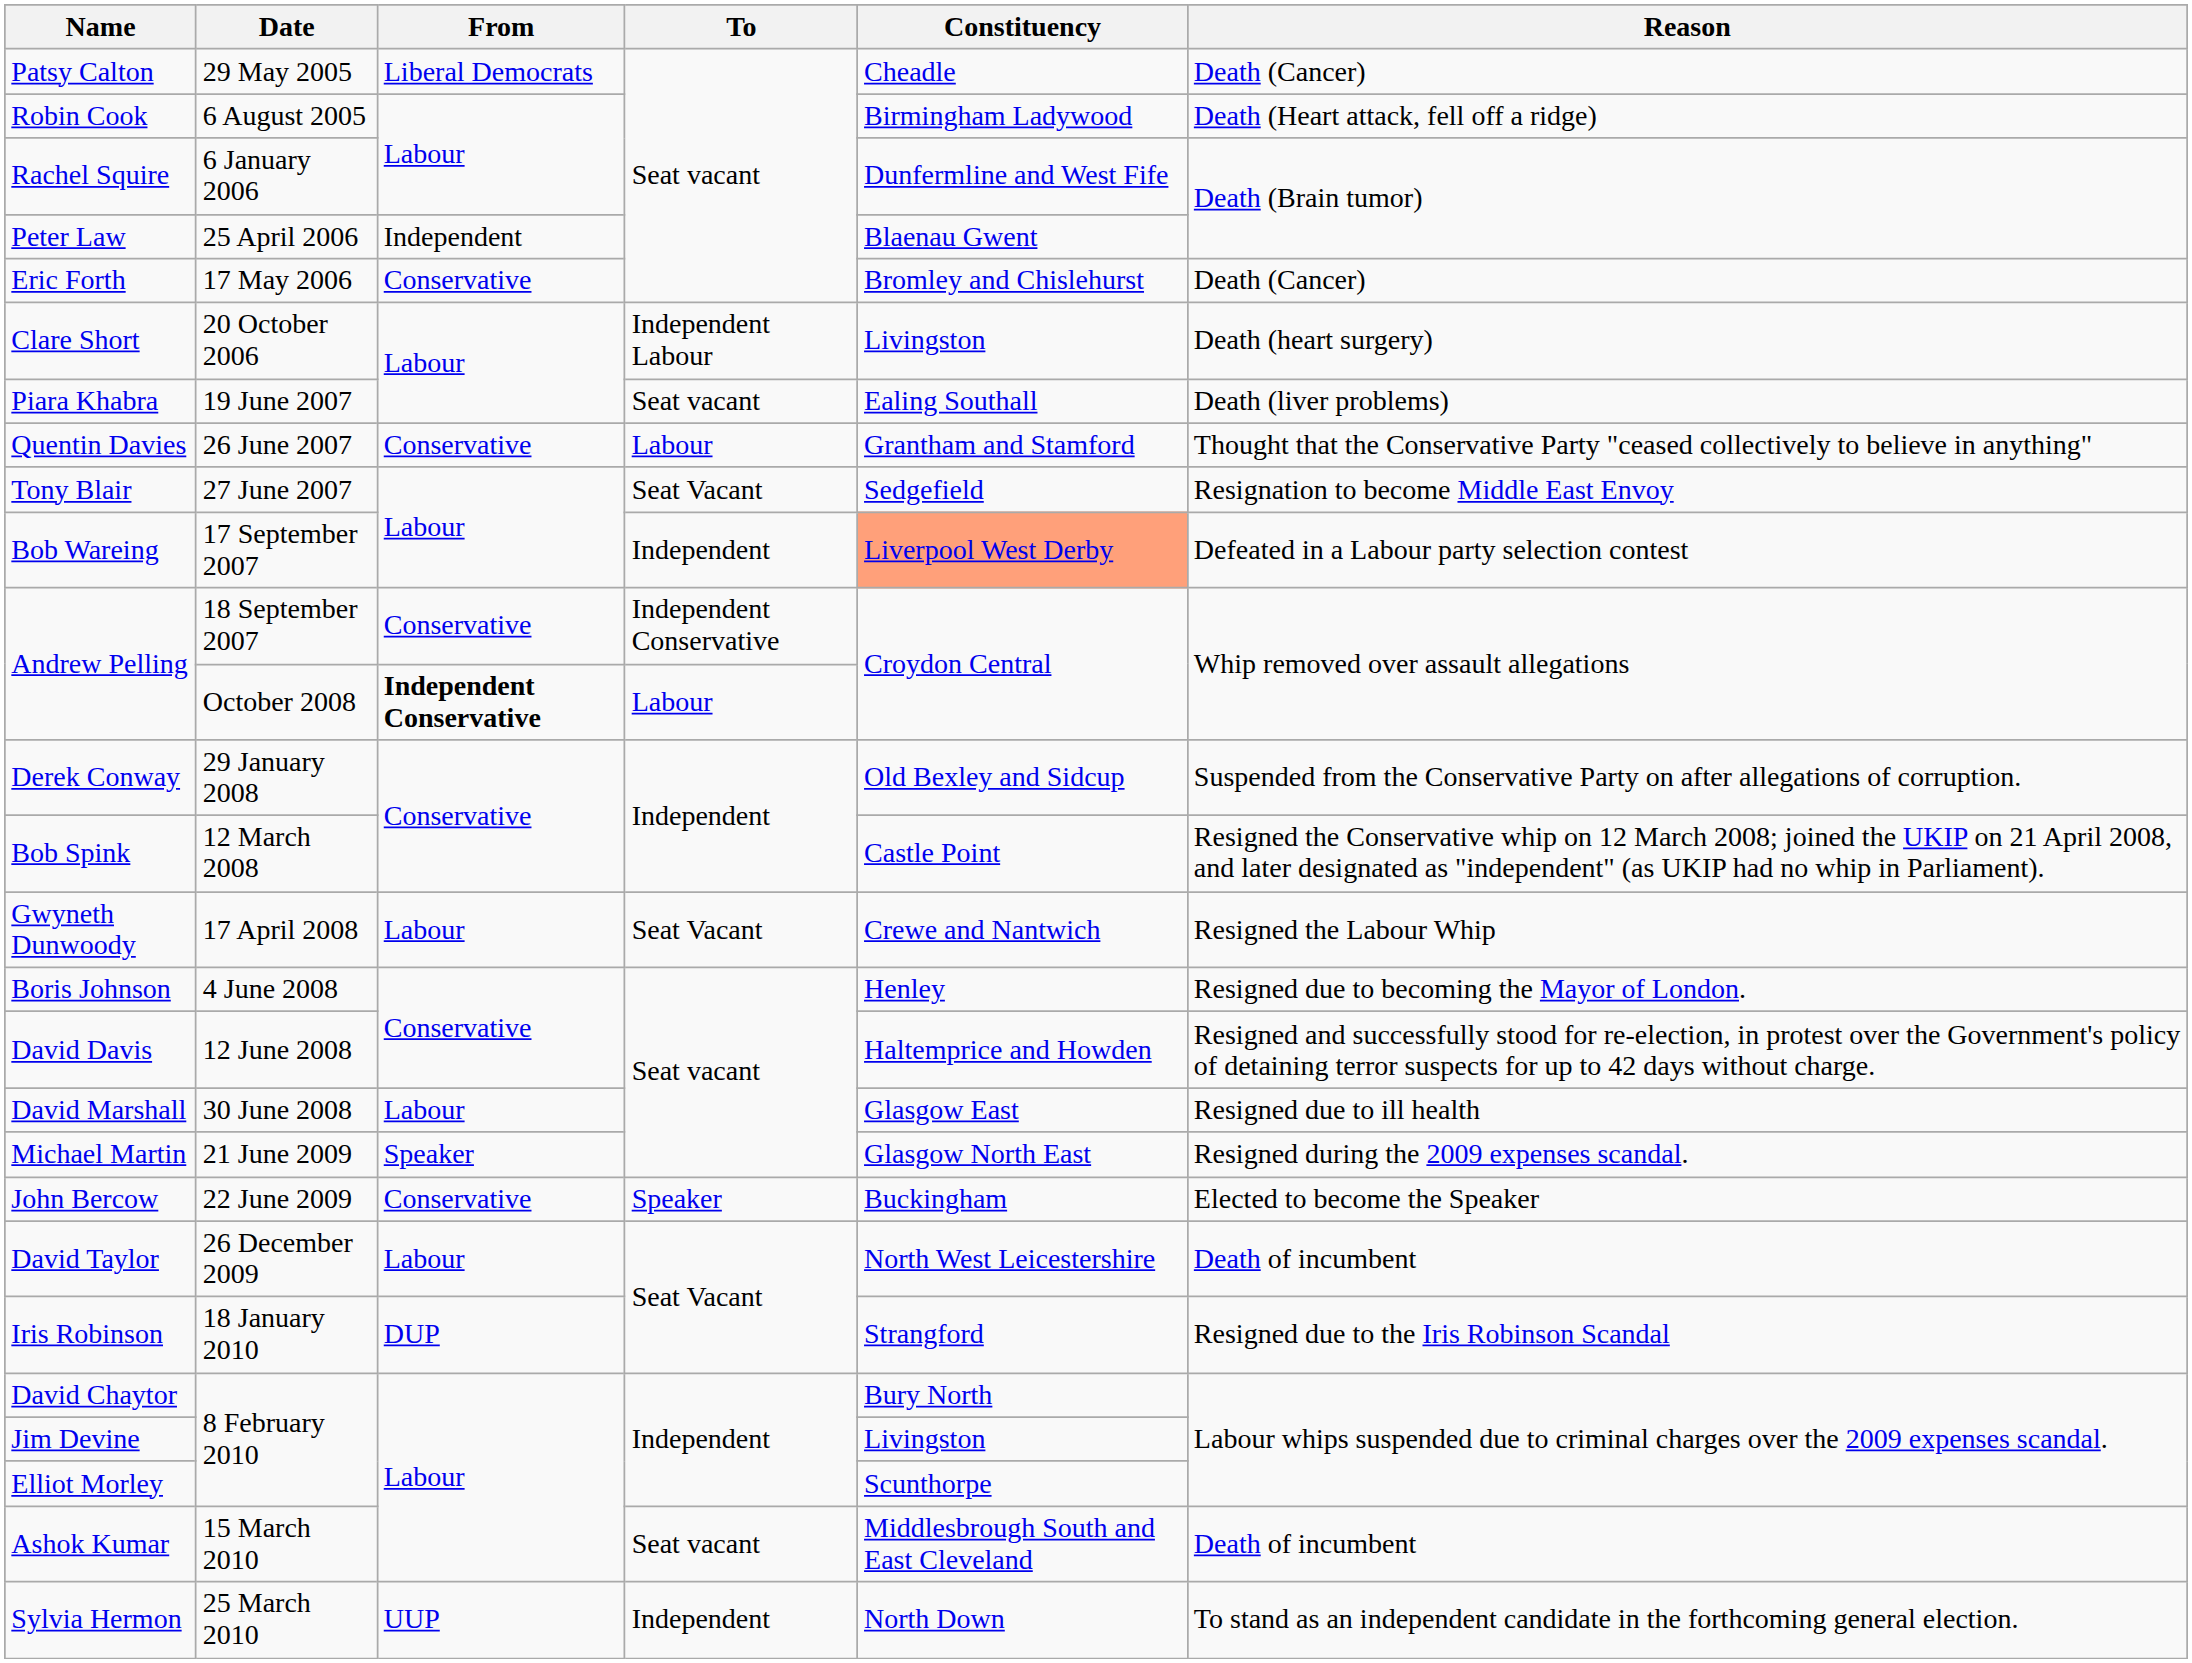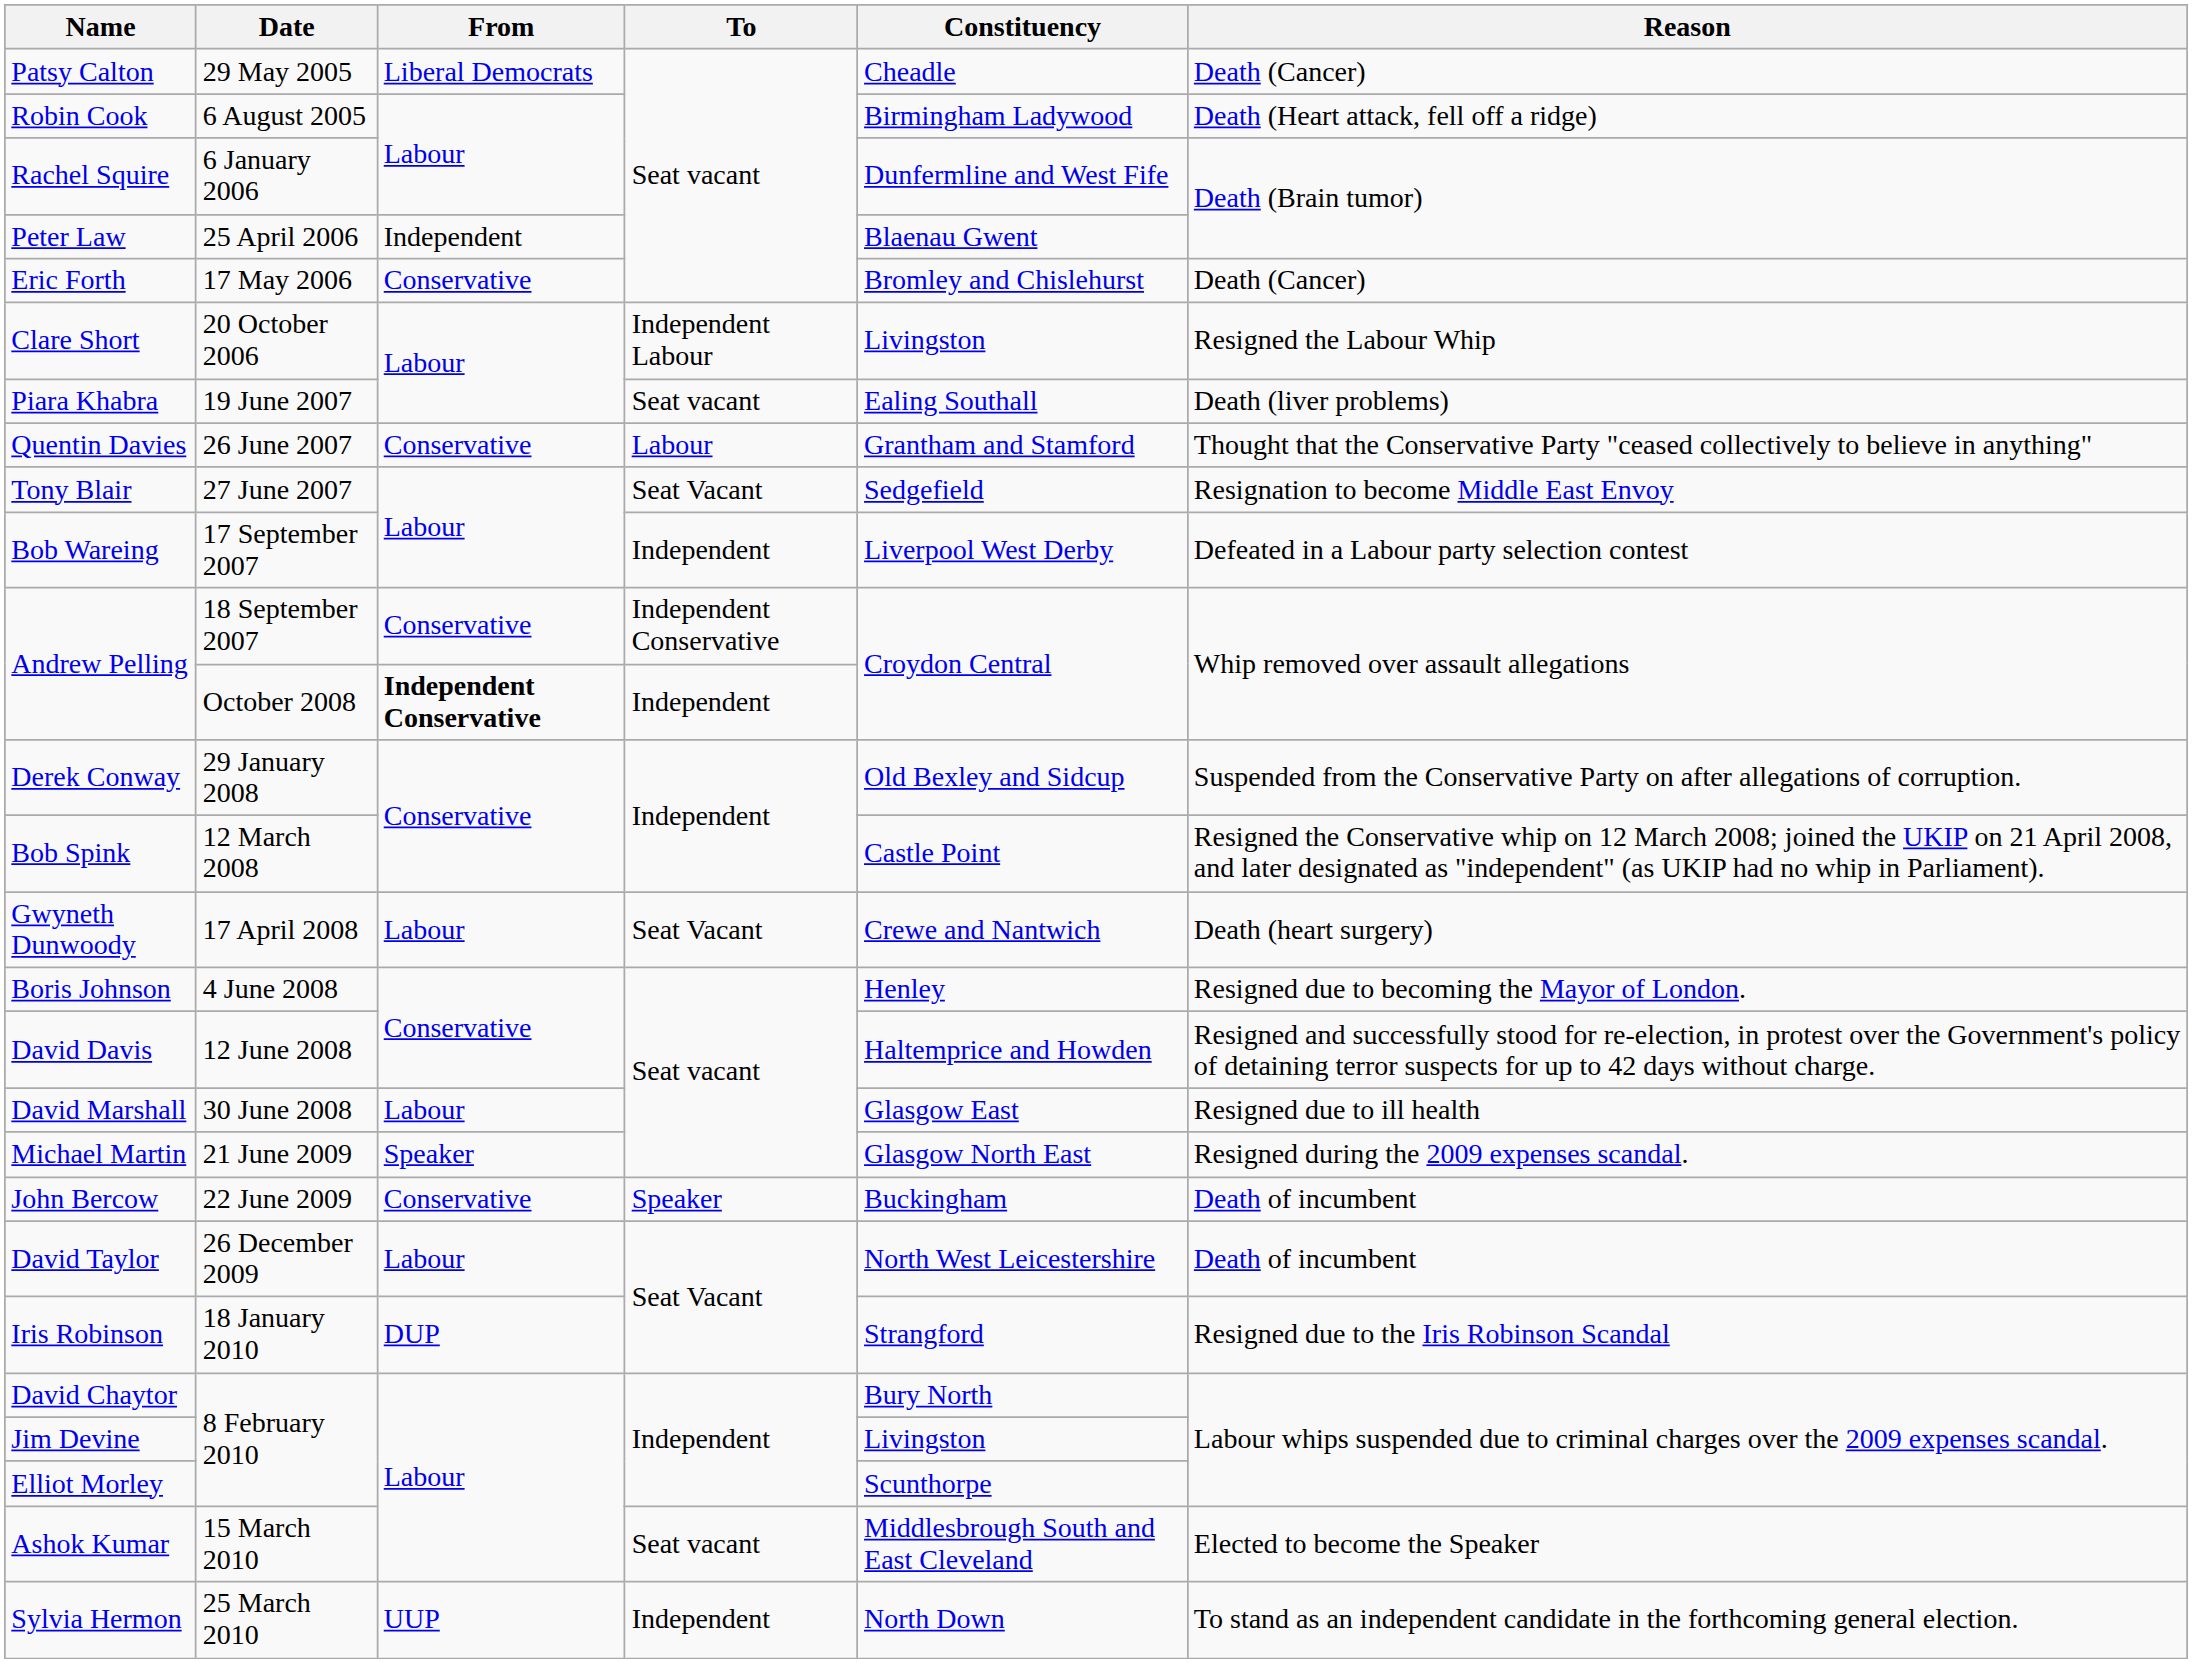(1313, 340) Death (heart surgery) -> (1345, 340) Resigned the Labour Whip
(989, 549) lightsalmon background -> (989, 549) no background
(672, 701) Labour -> (701, 701) Independent
(1345, 929) Resigned the Labour Whip -> (1313, 929) Death (heart surgery)
(1366, 1198) Elected to become the Speaker -> (1305, 1198) Death of incumbent
(1305, 1543) Death of incumbent -> (1366, 1543) Elected to become the Speaker
